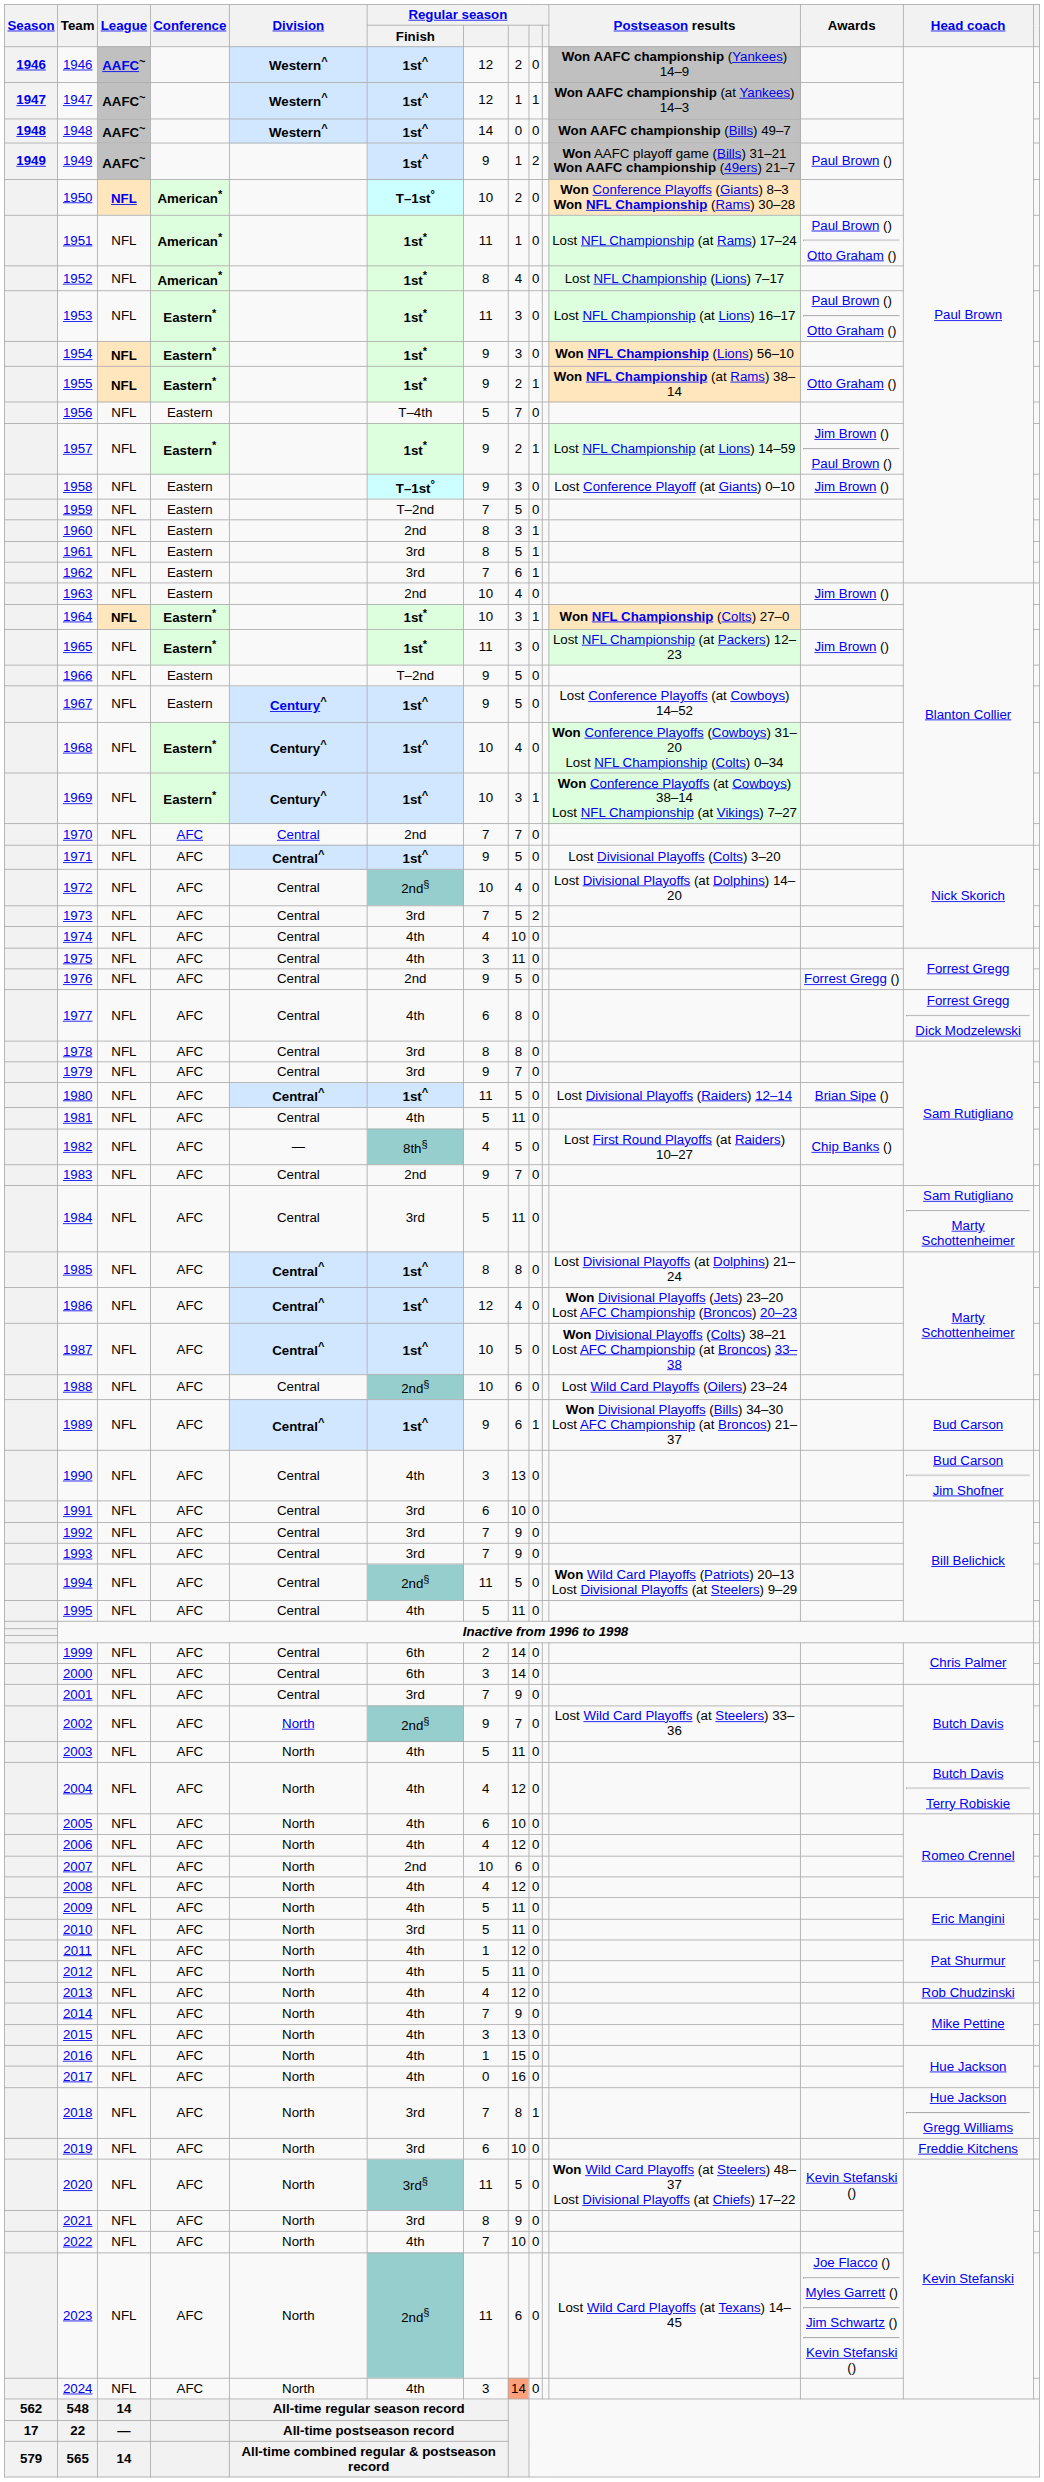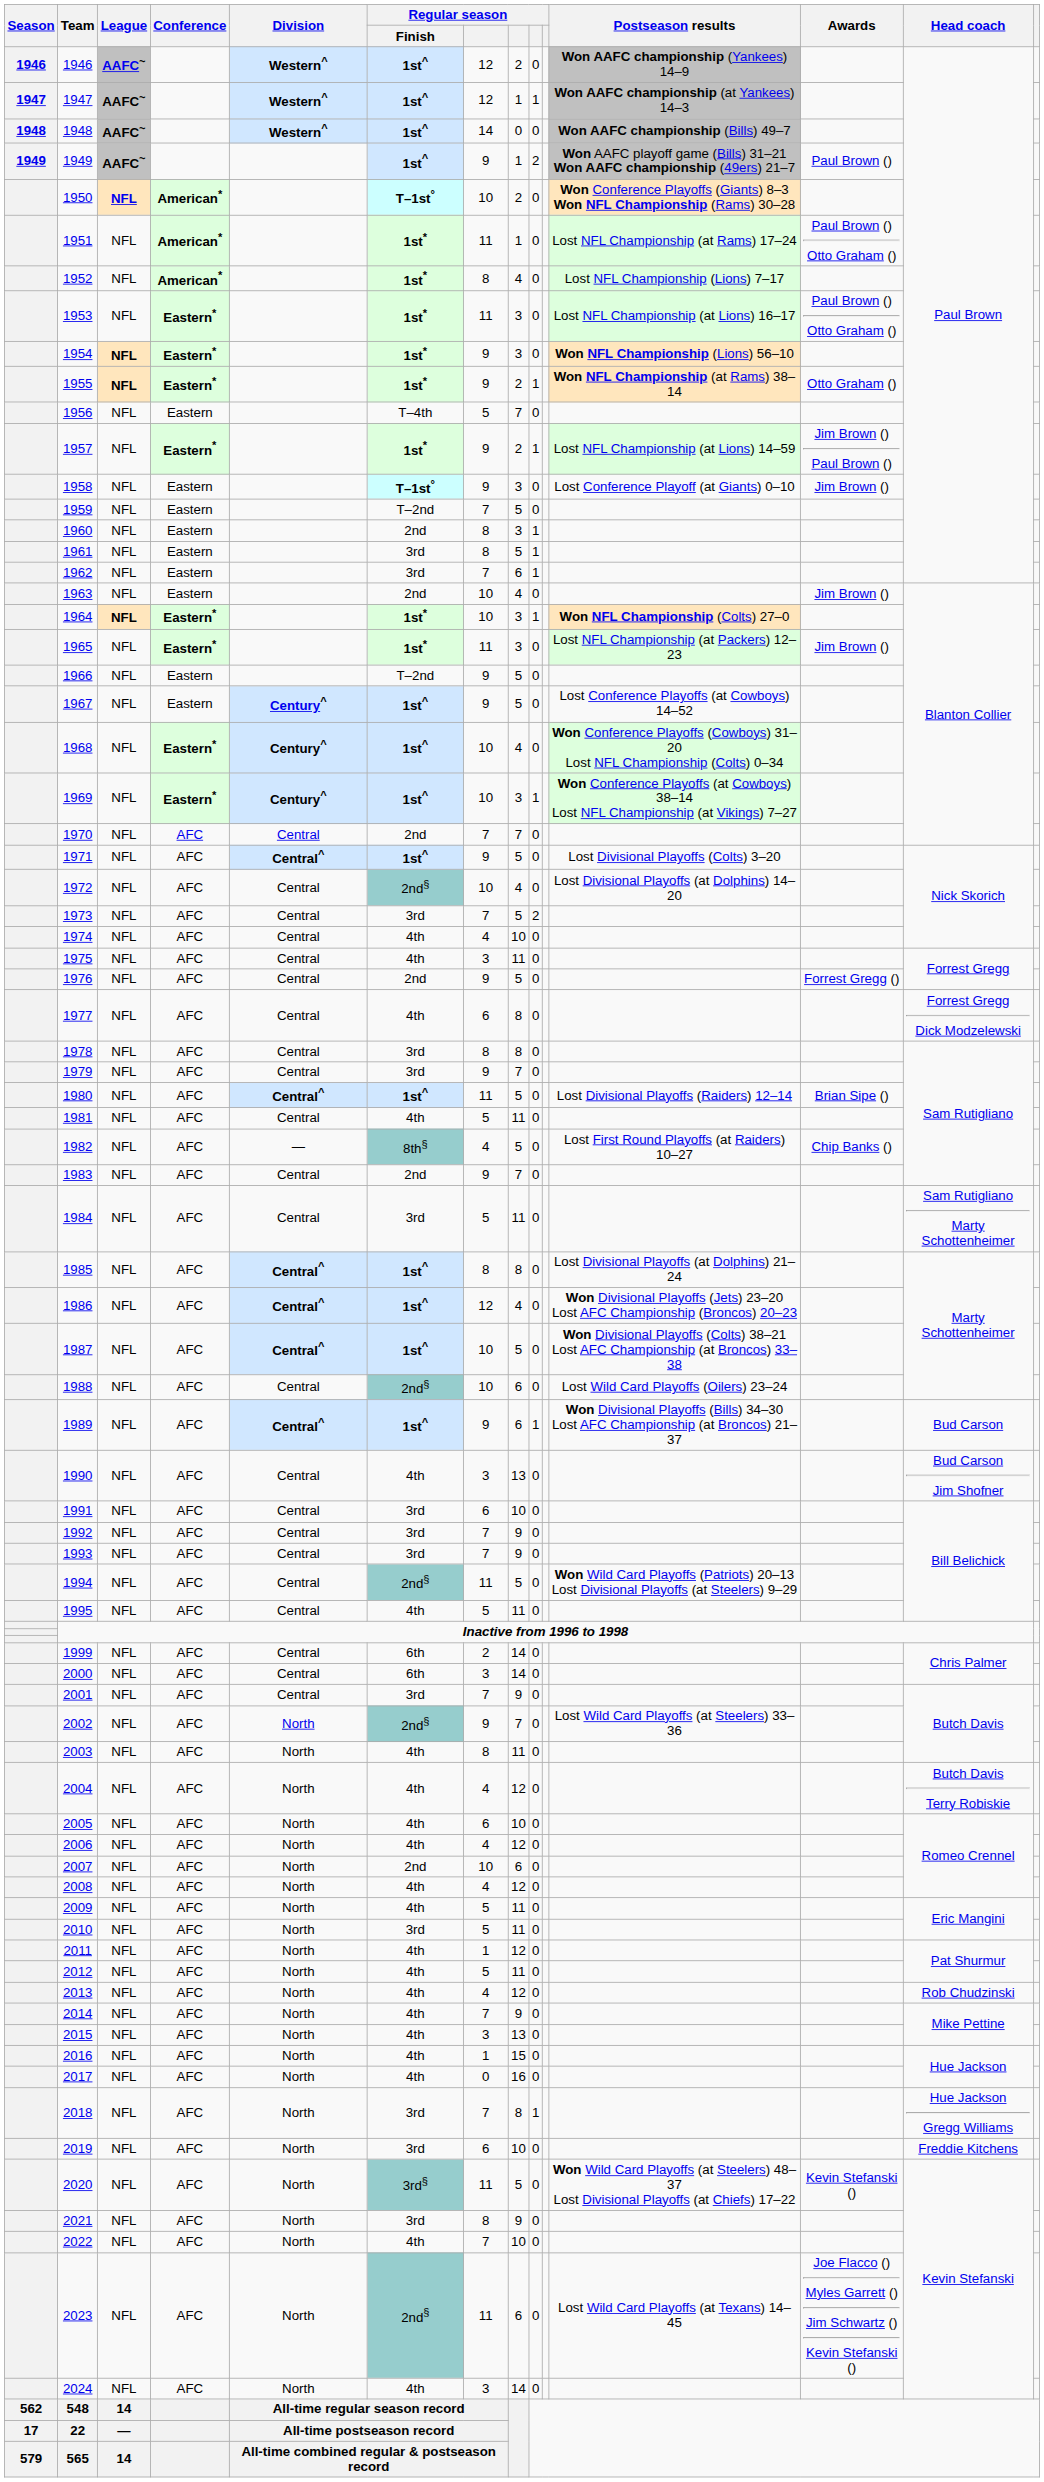(486, 1752) 5 -> (486, 1752) 8
(518, 2388) lightsalmon background -> (518, 2388) no background
